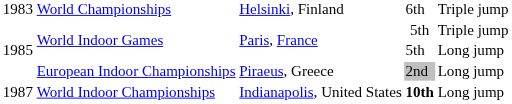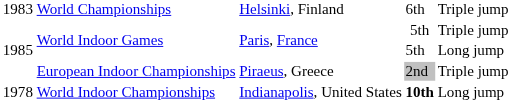(471, 71) Long jump -> (473, 71) Triple jump
(18, 92) 1987 -> (18, 92) 1978
